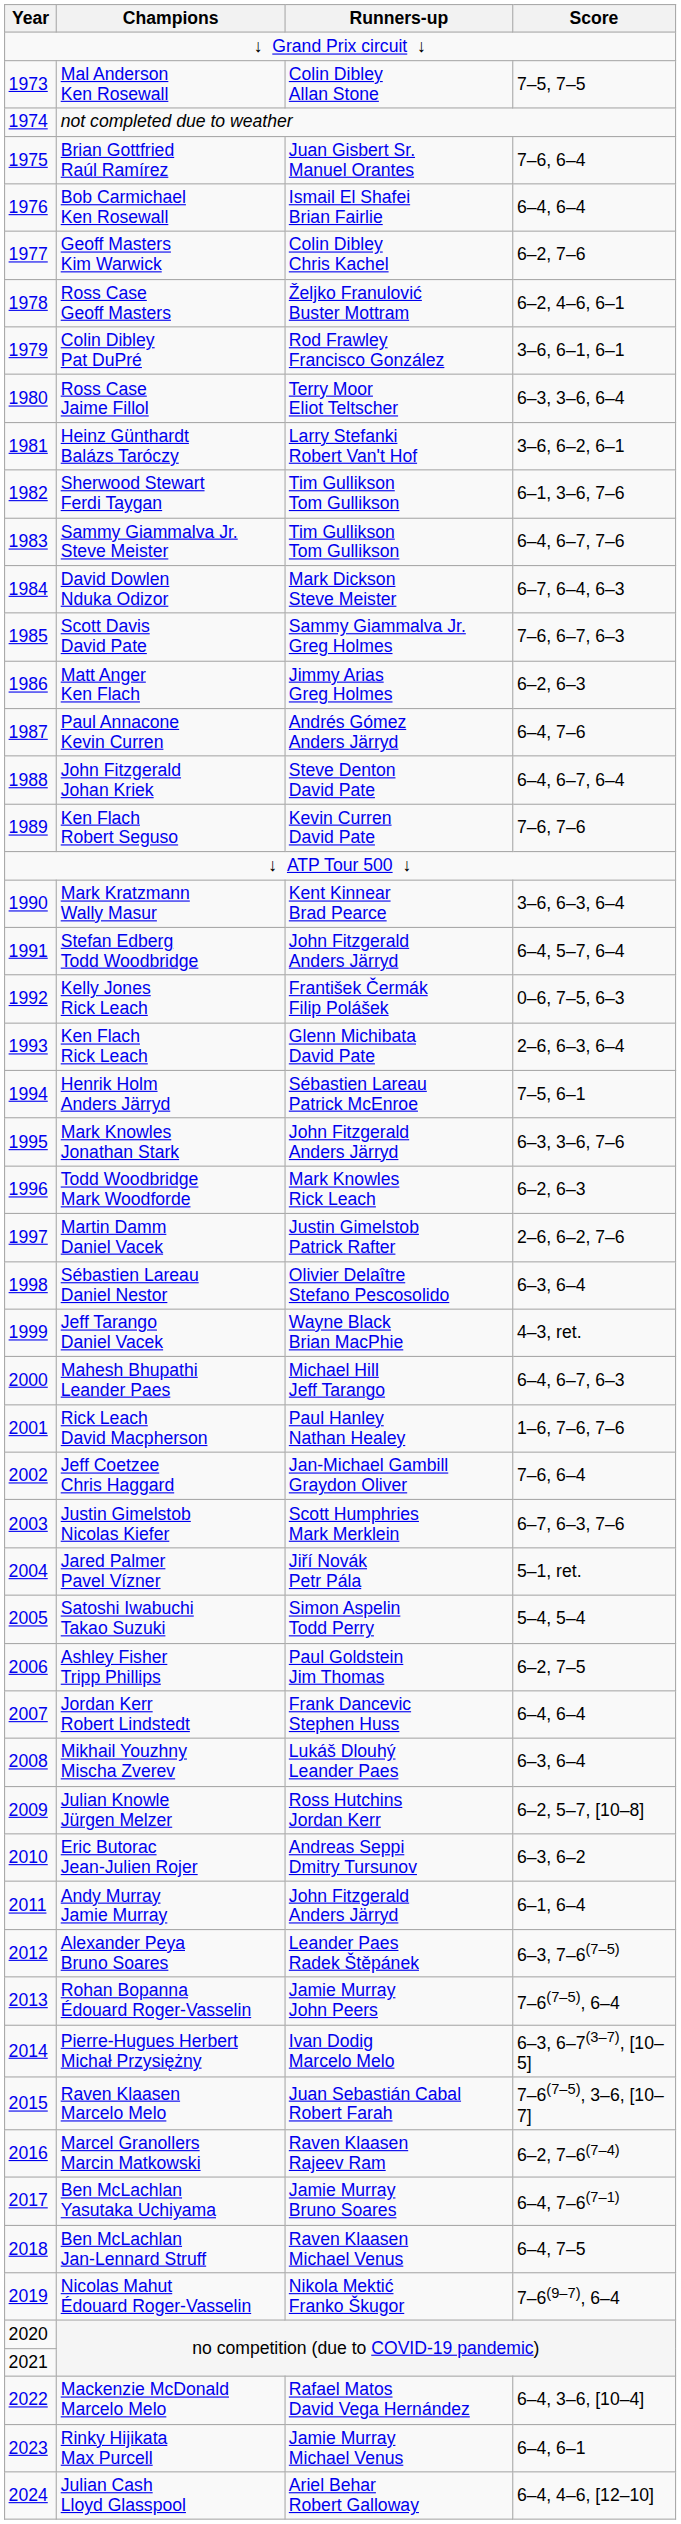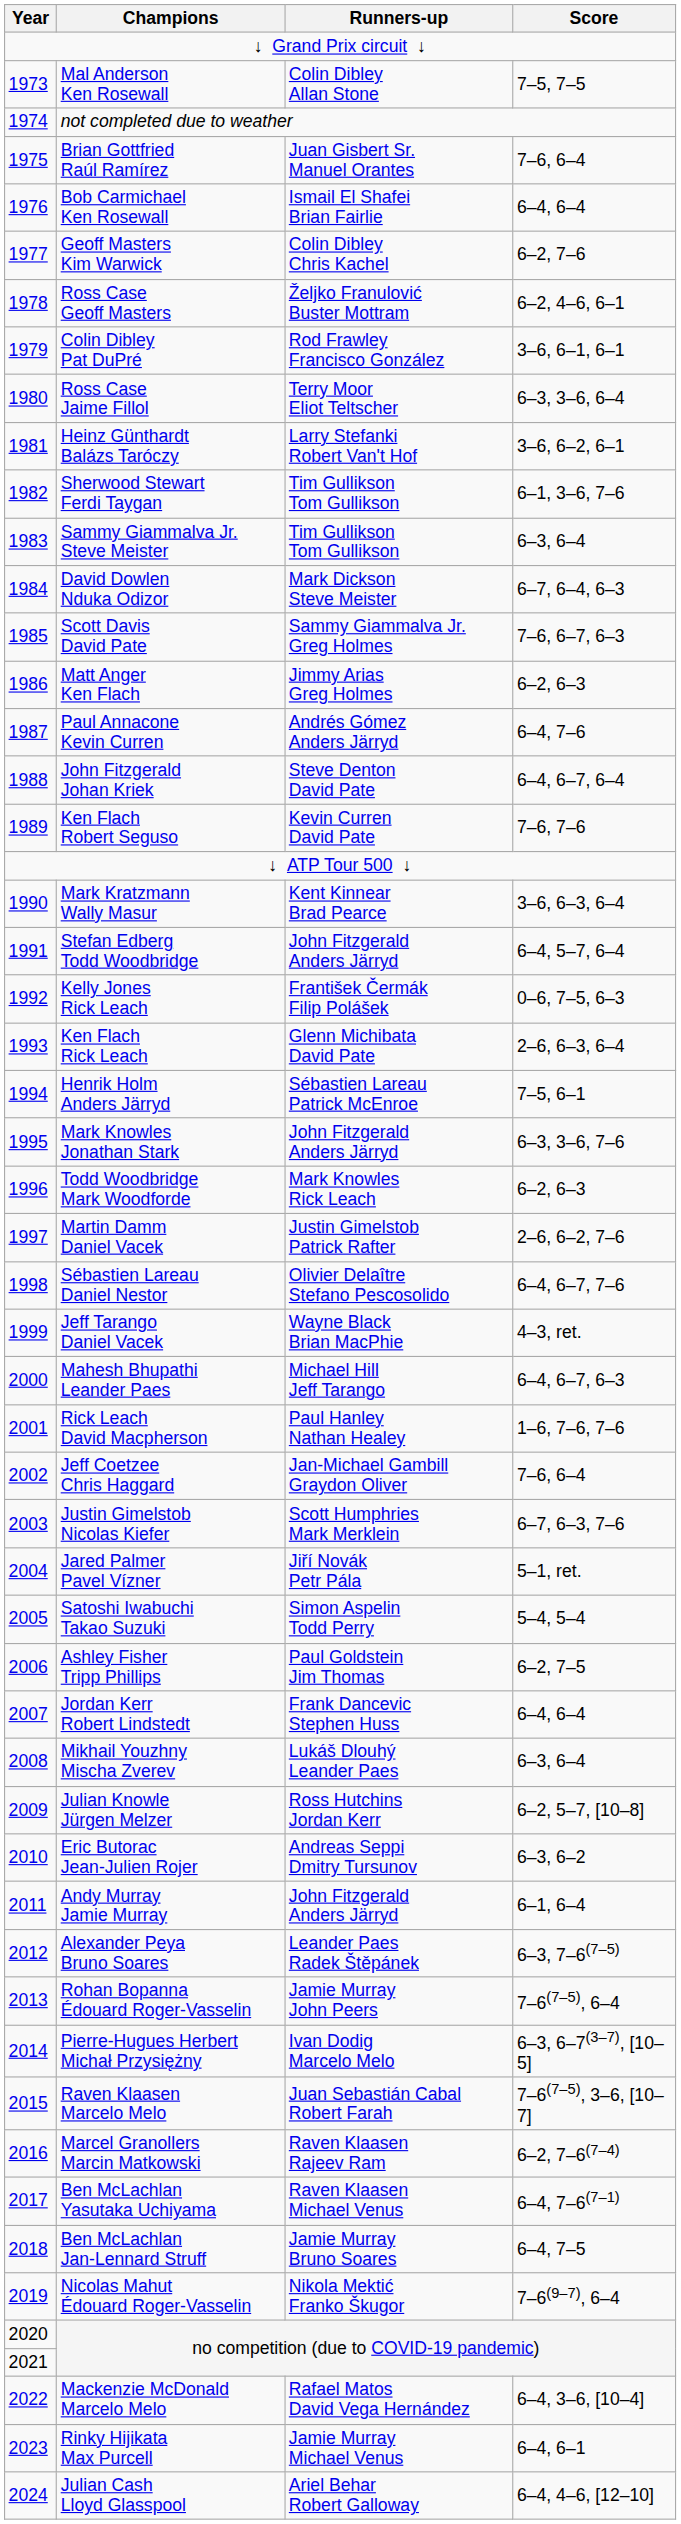(571, 541) 6–4, 6–7, 7–6 -> (551, 541) 6–3, 6–4
(551, 1285) 6–3, 6–4 -> (571, 1285) 6–4, 6–7, 7–6
(343, 2201) Jamie Murray Bruno Soares -> (349, 2201) Raven Klaasen Michael Venus
(349, 2248) Raven Klaasen Michael Venus -> (343, 2248) Jamie Murray Bruno Soares
